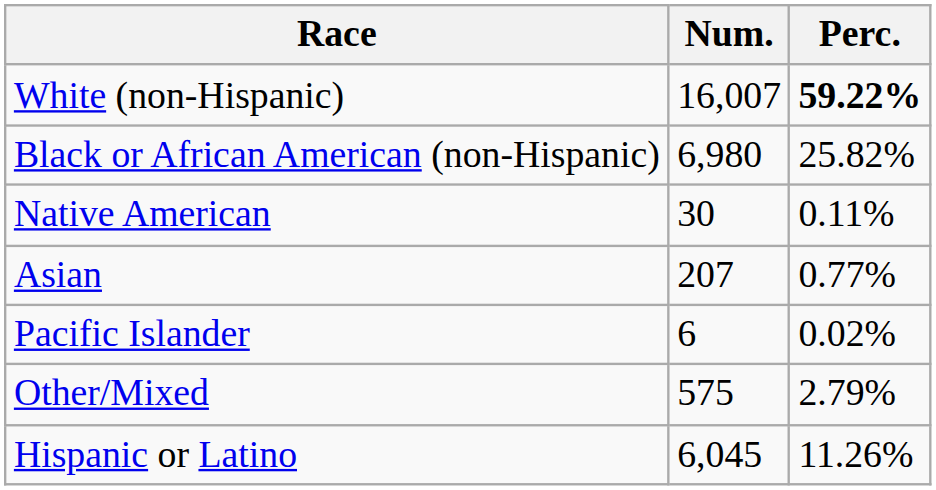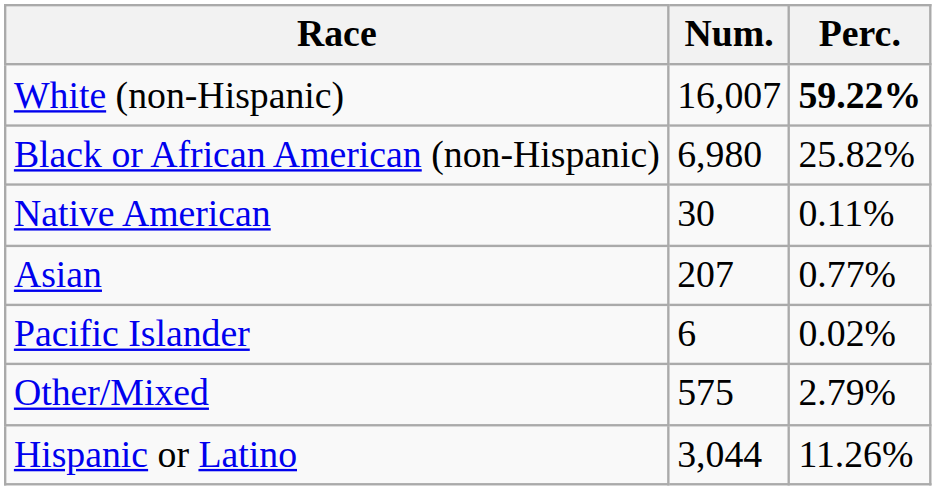(720, 453) 6,045 -> (720, 453) 3,044
